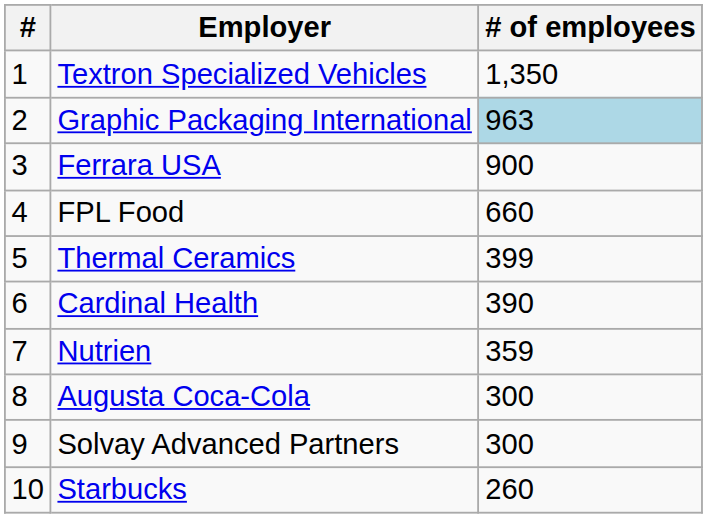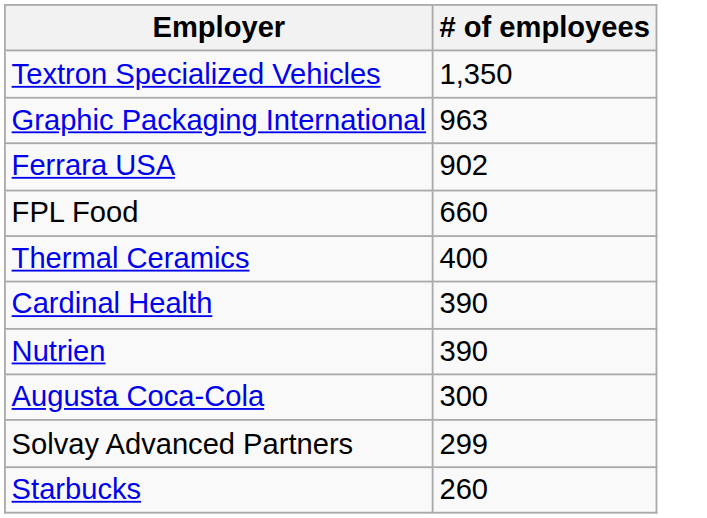- column: (28, 27)
(510, 119) lightblue background -> (464, 119) no background
(510, 166) 900 -> (464, 166) 902
(510, 258) 399 -> (464, 258) 400
(510, 350) 359 -> (464, 350) 390
(510, 443) 300 -> (464, 443) 299
